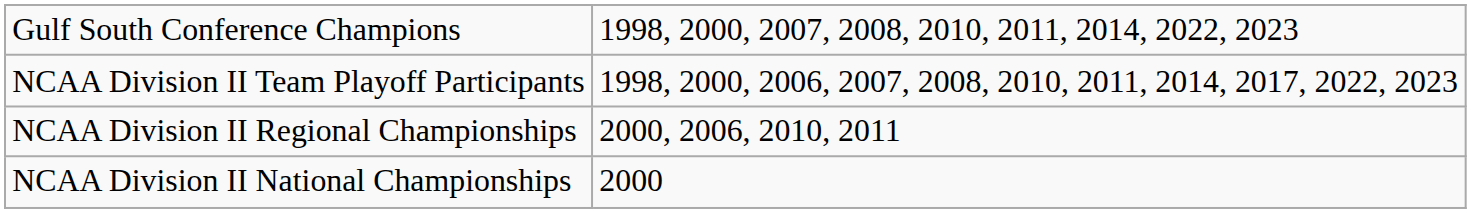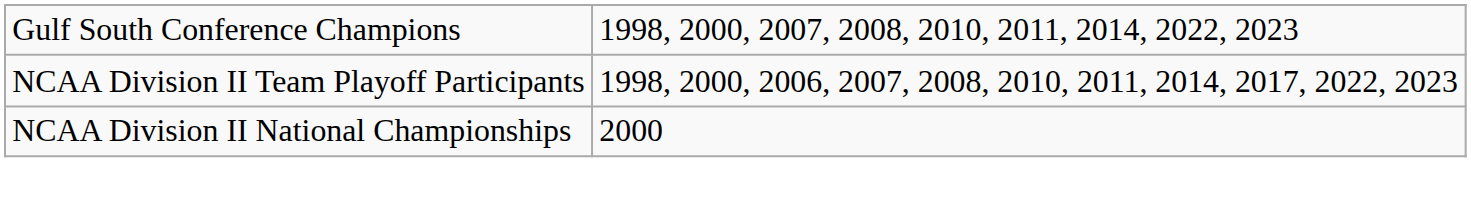- row: (294, 130)
